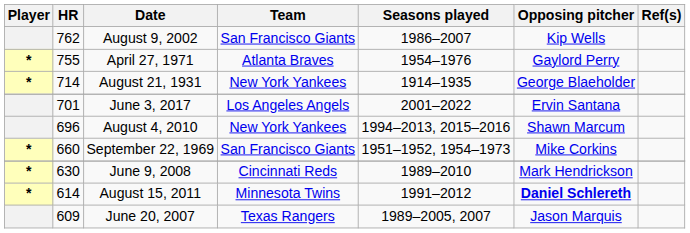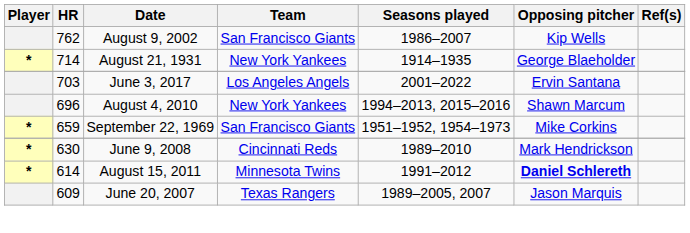- row: (150, 60)
(68, 104) 701 -> (68, 82) 703
(68, 149) 660 -> (68, 127) 659
